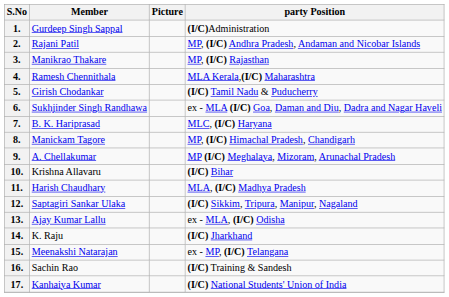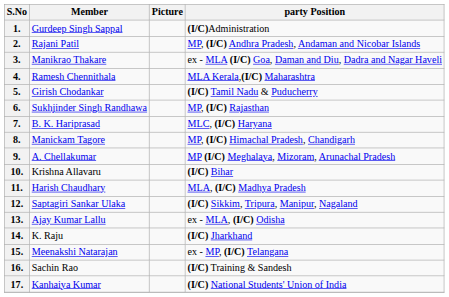(228, 60) MP, (I/C) Rajasthan -> (315, 60) ex - MLA (I/C) Goa, Daman and Diu, Dadra and Nagar Haveli
(315, 108) ex - MLA (I/C) Goa, Daman and Diu, Dadra and Nagar Haveli -> (228, 108) MP, (I/C) Rajasthan
